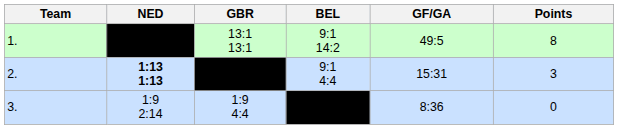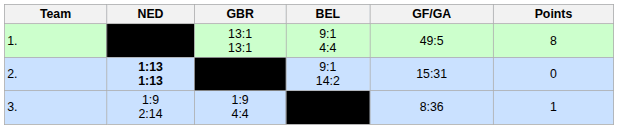(328, 40) 9:1 14:2 -> (328, 40) 9:1 4:4
(328, 74) 9:1 4:4 -> (328, 74) 9:1 14:2
(553, 74) 3 -> (553, 74) 0
(553, 107) 0 -> (553, 107) 1
